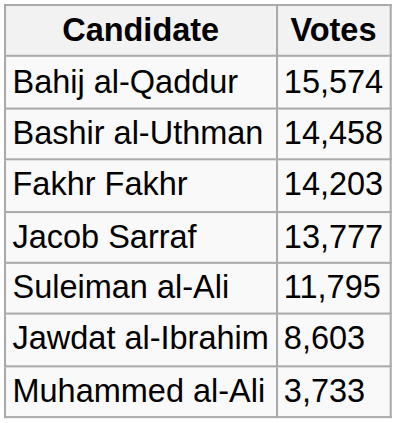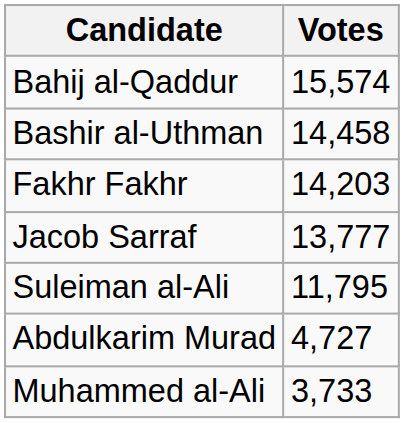- row: (141, 339)
+ row: (144, 339)
